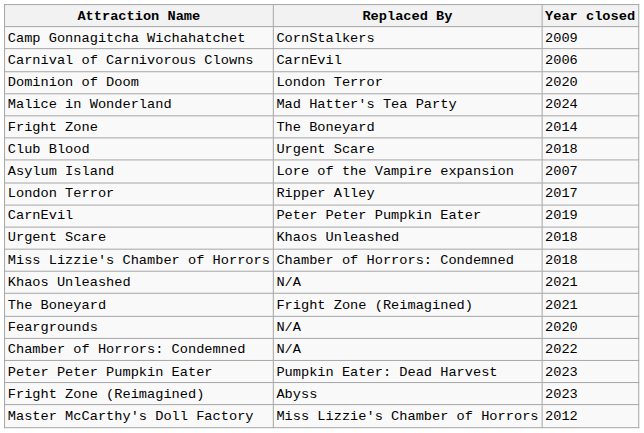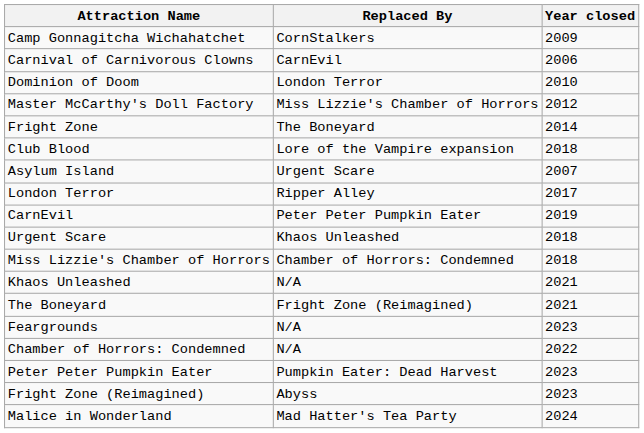(561, 82) 2020 -> (561, 82) 2010
rows swapped: (131, 416) <-> (90, 105)
(326, 149) Urgent Scare -> (395, 149) Lore of the Vampire expansion
(395, 171) Lore of the Vampire expansion -> (326, 171) Urgent Scare
(561, 327) 2020 -> (561, 327) 2023
